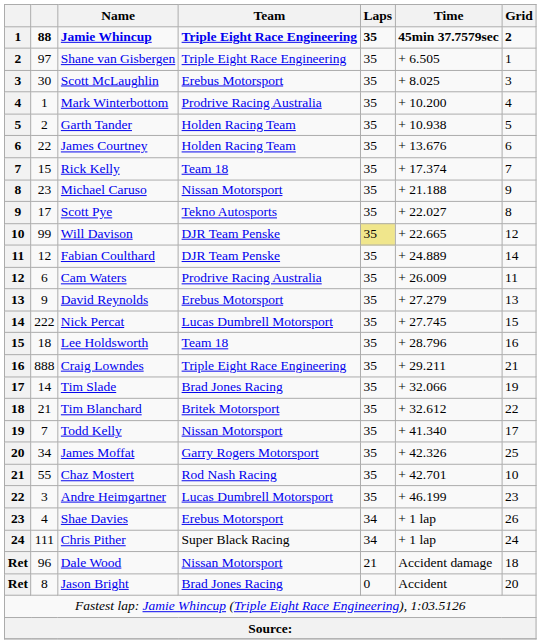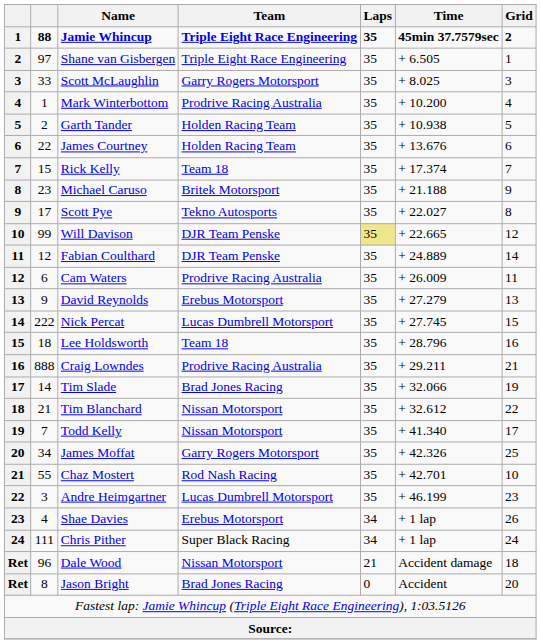(44, 81) 30 -> (44, 81) 33
(232, 81) Erebus Motorsport -> (250, 81) Garry Rogers Motorsport
(232, 190) Nissan Motorsport -> (231, 190) Britek Motorsport
(264, 365) Triple Eight Race Engineering -> (252, 365) Prodrive Racing Australia
(231, 409) Britek Motorsport -> (232, 409) Nissan Motorsport
